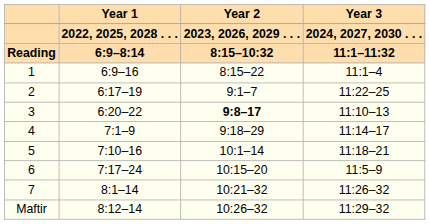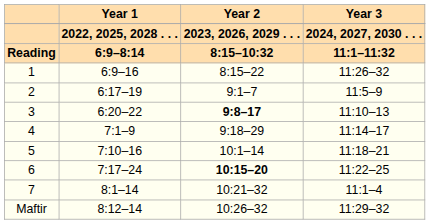(364, 72) 11:1–4 -> (364, 72) 11:26–32
(364, 92) 11:22–25 -> (364, 92) 11:5–9
(242, 170) normal -> (242, 170) bold
(364, 170) 11:5–9 -> (364, 170) 11:22–25
(364, 190) 11:26–32 -> (364, 190) 11:1–4
